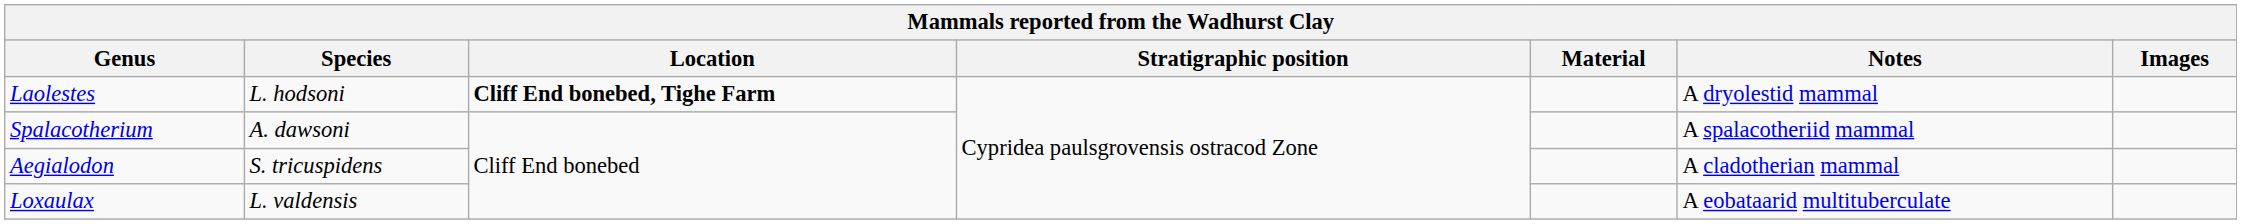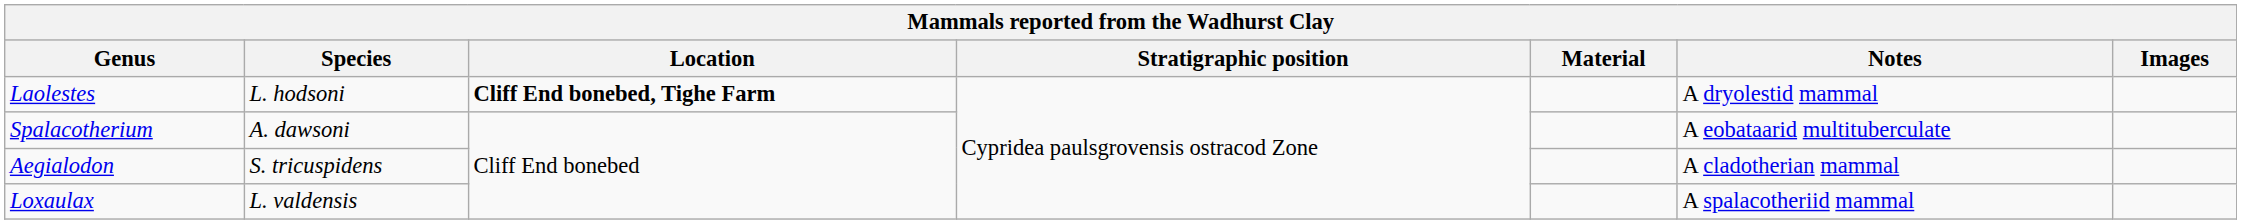(1798, 129) A spalacotheriid mammal -> (1817, 129) A eobataarid multituberculate
(1817, 201) A eobataarid multituberculate -> (1798, 201) A spalacotheriid mammal
